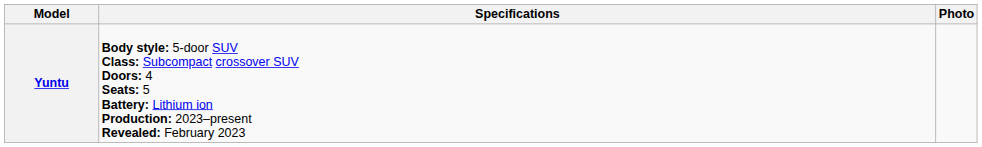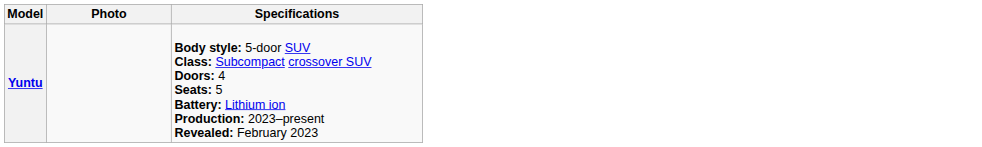columns swapped: (956, 14) <-> (517, 14)
